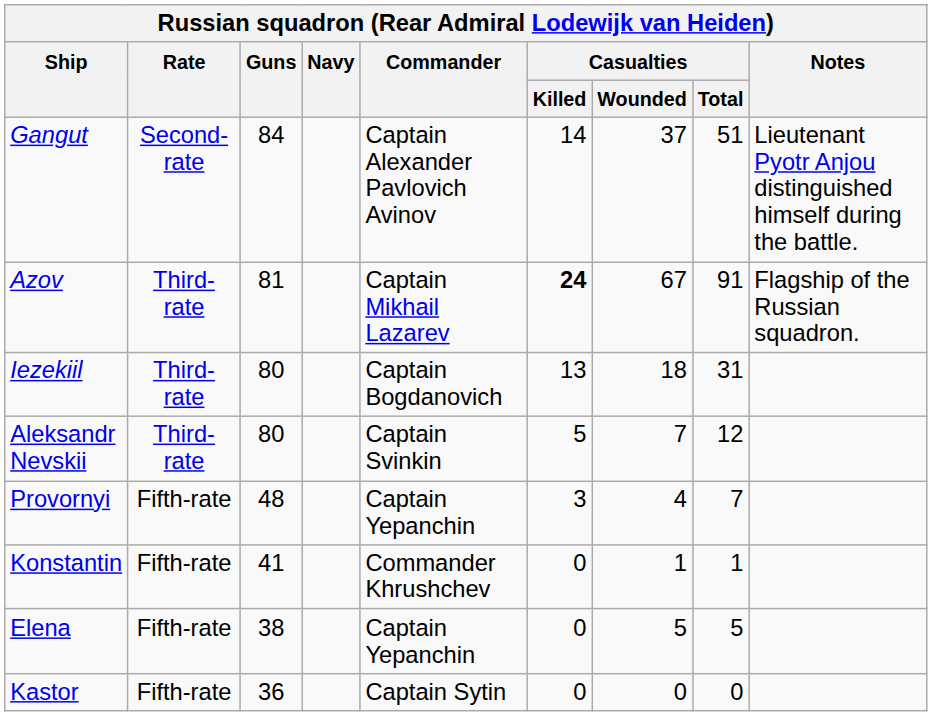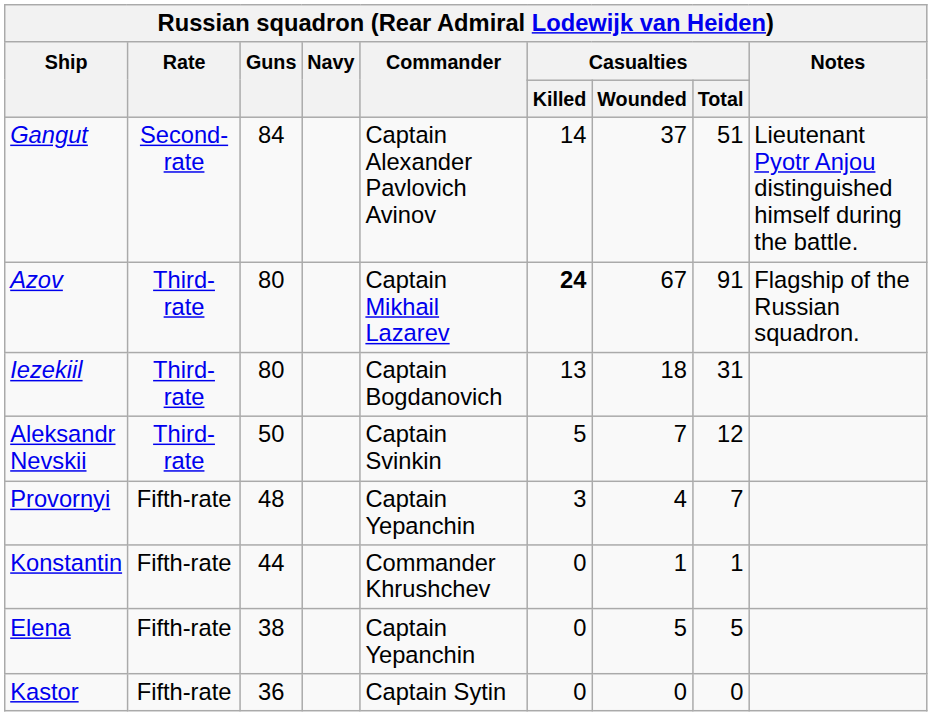(271, 280) 81 -> (271, 280) 80
(271, 435) 80 -> (271, 435) 50
(271, 563) 41 -> (271, 563) 44
